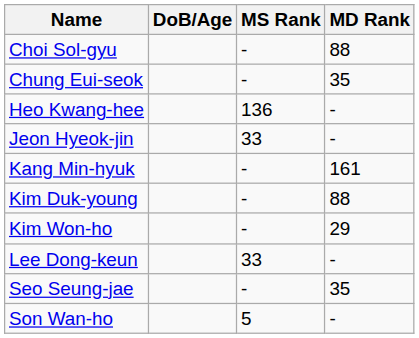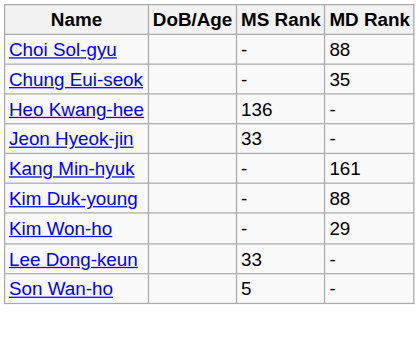- row: (71, 288)
